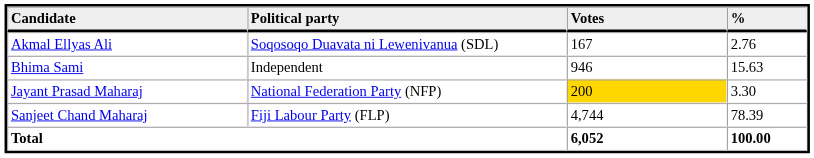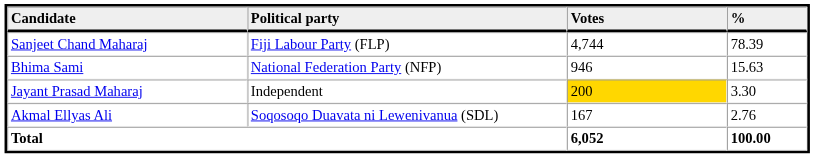rows swapped: (79, 115) <-> (61, 44)
(287, 67) Independent -> (346, 67) National Federation Party (NFP)
(346, 91) National Federation Party (NFP) -> (287, 91) Independent
